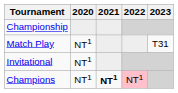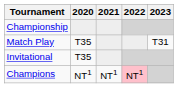(83, 43) NT1 -> (83, 42) T35
(83, 61) NT1 -> (83, 57) T35
(109, 79) bold -> (109, 74) normal
